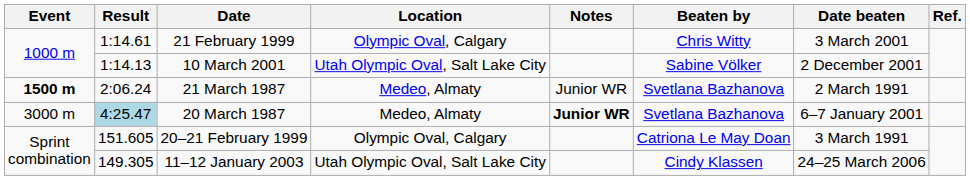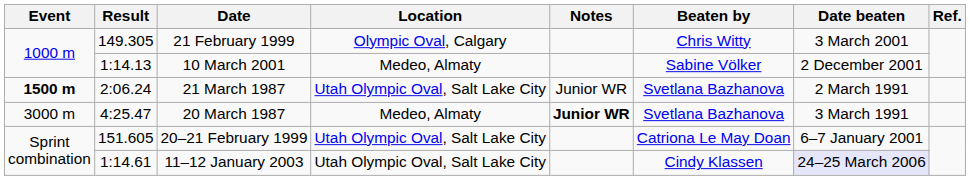(126, 41) 1:14.61 -> (126, 41) 149.305
(430, 65) Utah Olympic Oval, Salt Lake City -> (430, 65) Medeo, Almaty
(430, 89) Medeo, Almaty -> (430, 89) Utah Olympic Oval, Salt Lake City
(126, 114) lightblue background -> (126, 114) no background
(862, 114) 6–7 January 2001 -> (862, 114) 3 March 1991
(430, 138) Olympic Oval, Calgary -> (430, 138) Utah Olympic Oval, Salt Lake City
(862, 138) 3 March 1991 -> (862, 138) 6–7 January 2001
(126, 162) 149.305 -> (126, 162) 1:14.61
(862, 162) no background -> (862, 162) lavender background
